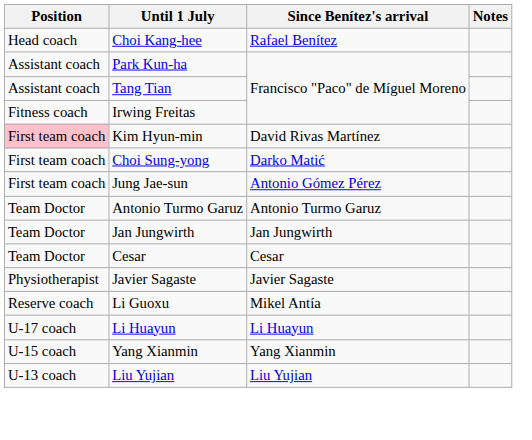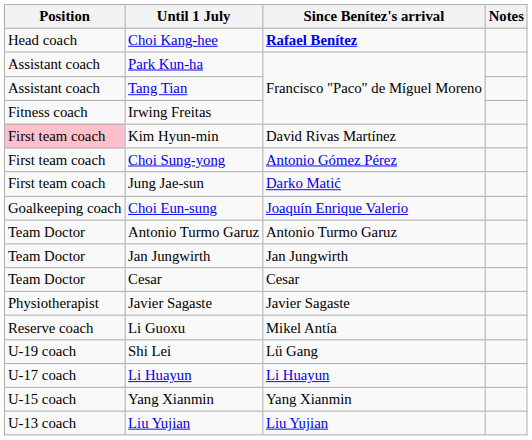(294, 39) normal -> (312, 39) bold
(287, 159) Darko Matić -> (331, 159) Antonio Gómez Pérez
(315, 183) Antonio Gómez Pérez -> (303, 183) Darko Matić
+ row: (173, 207)
+ row: (150, 350)
